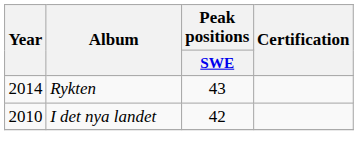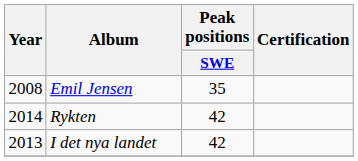+ row: (91, 89)
(217, 89) 43 -> (217, 115) 42
(25, 115) 2010 -> (25, 142) 2013
